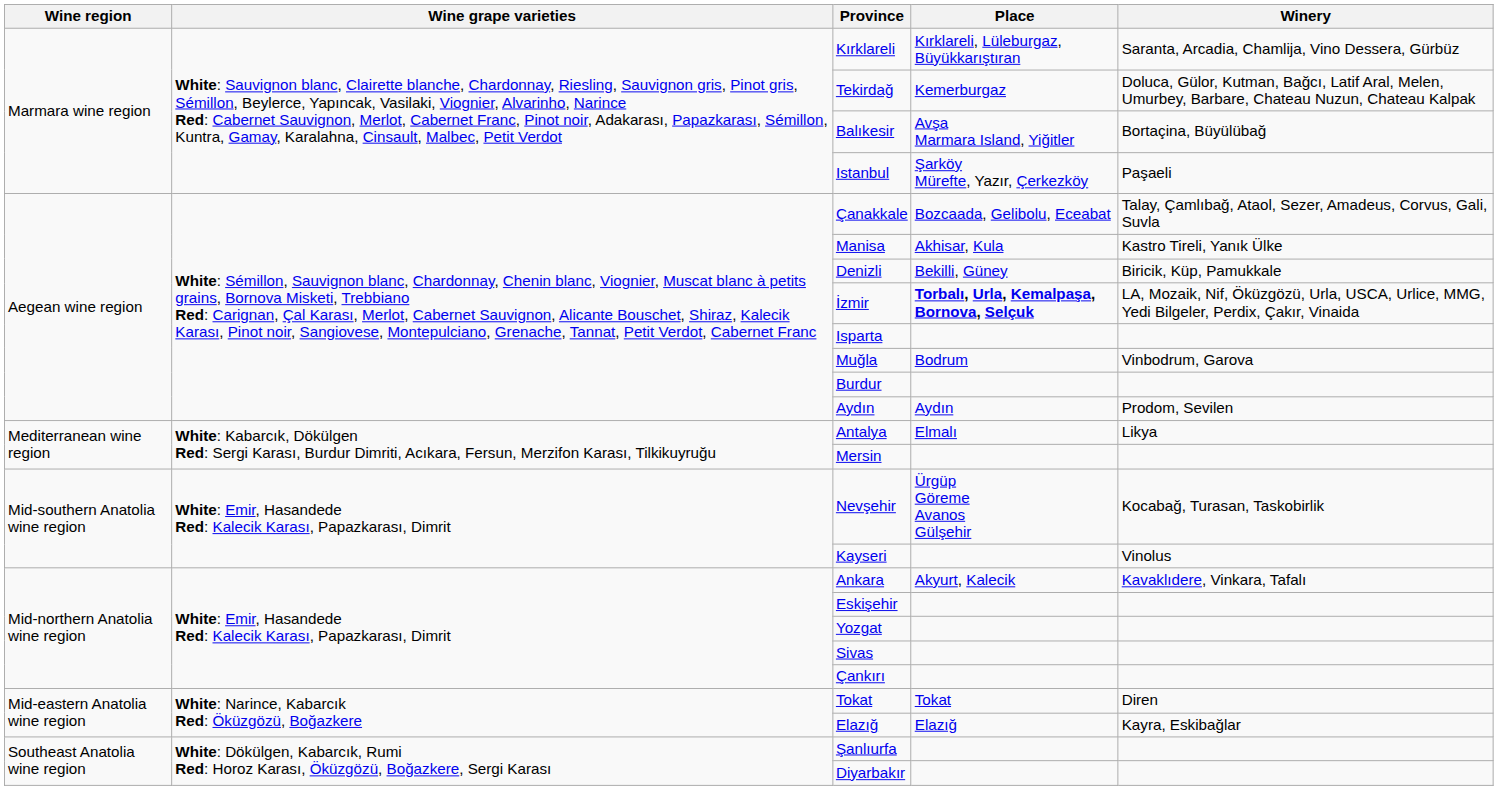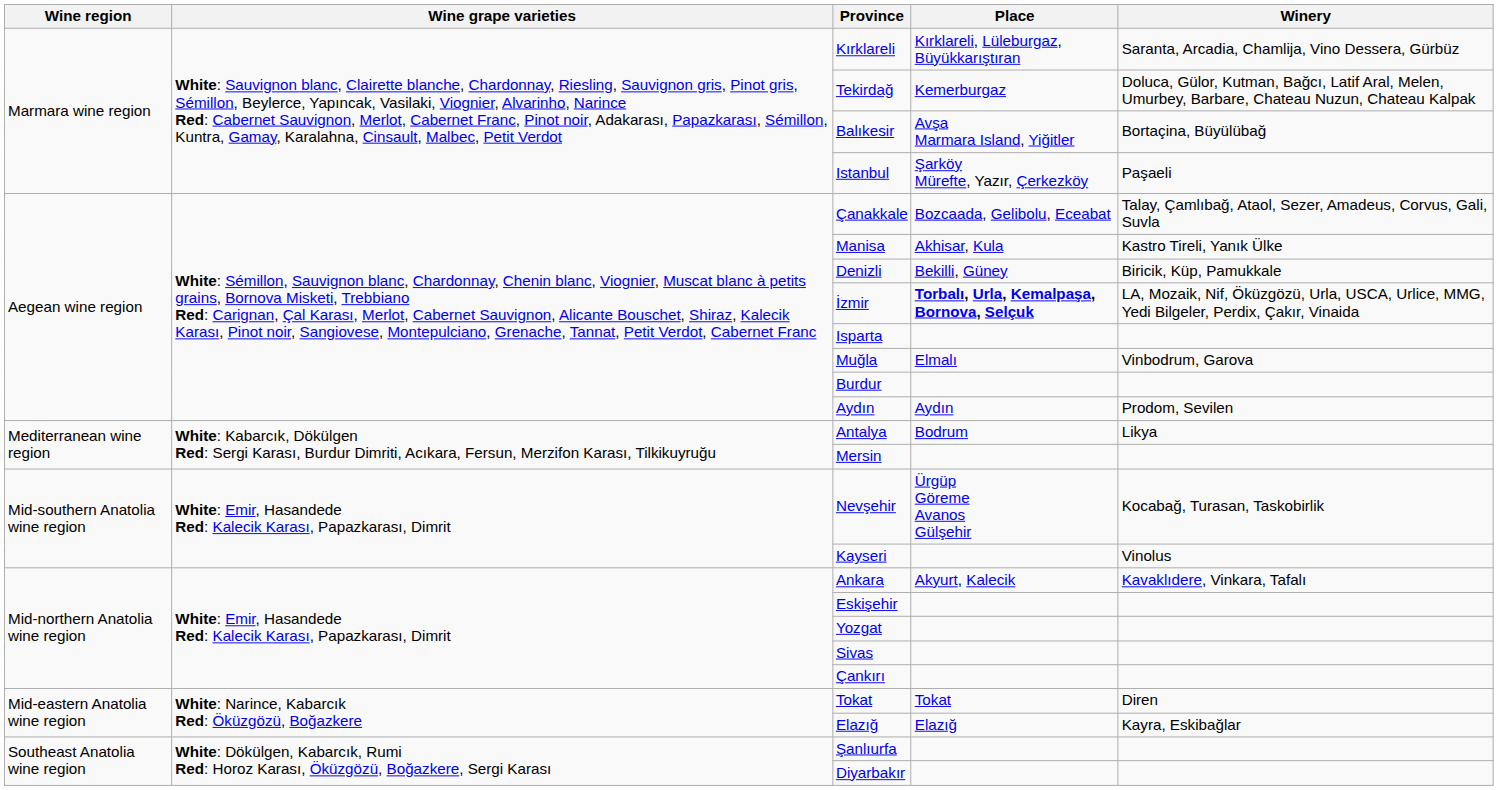(941, 360) Bodrum -> (936, 360) Elmalı
(936, 432) Elmalı -> (941, 432) Bodrum
